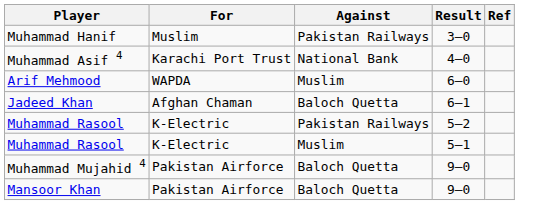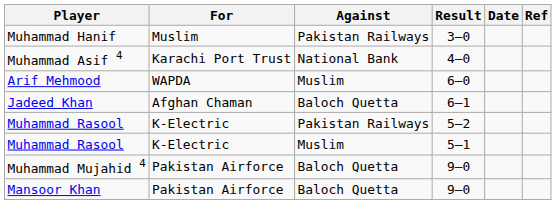+ column: (503, 15)
